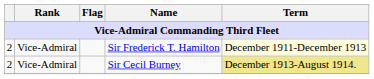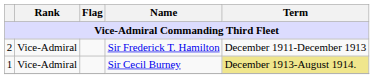(295, 47) lightyellow background -> (295, 47) no background
(10, 64) 2 -> (10, 64) 1
